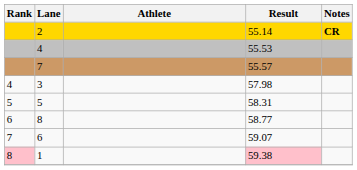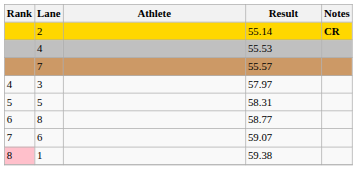(260, 84) 57.98 -> (260, 84) 57.97
(260, 155) pink background -> (260, 155) no background
